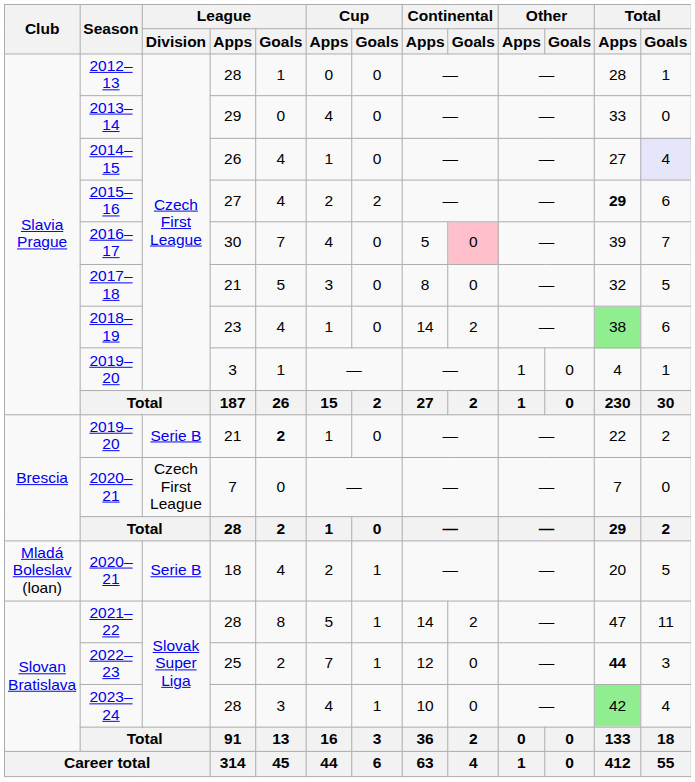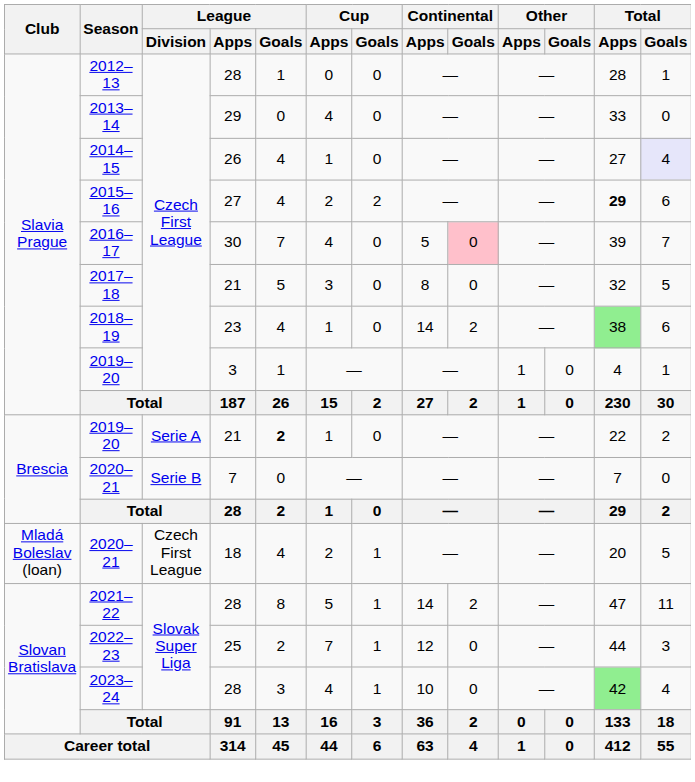(176, 435) Serie B -> (176, 435) Serie A
(176, 486) Czech First League -> (176, 478) Serie B
(176, 570) Serie B -> (176, 553) Czech First League
(618, 663) bold -> (618, 646) normal
